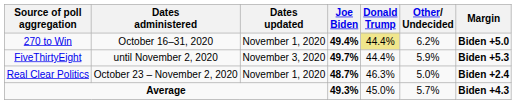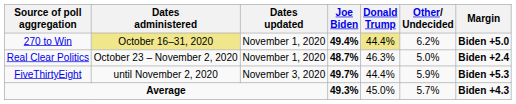(166, 41) no background -> (166, 41) khaki background
rows swapped: (48, 74) <-> (48, 58)
